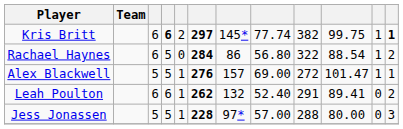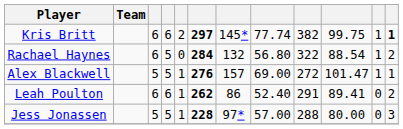(168, 34) bold -> (168, 34) normal
(234, 54) 86 -> (234, 54) 132
(234, 94) 132 -> (234, 94) 86
